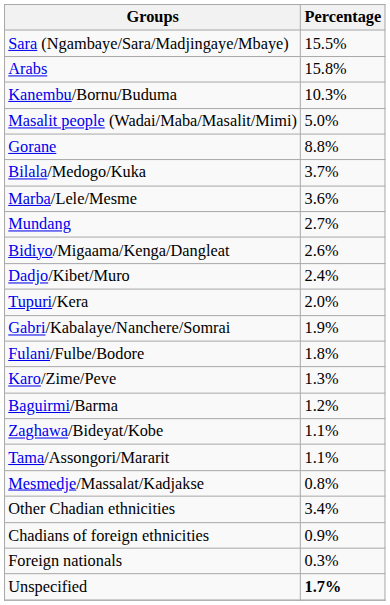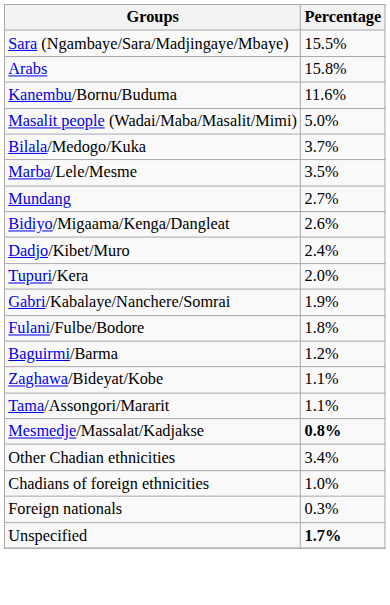(326, 95) 10.3% -> (325, 95) 11.6%
- row: (32, 146)
(322, 198) 3.6% -> (322, 172) 3.5%
- row: (62, 379)
(322, 483) normal -> (323, 431) bold
(322, 535) 0.9% -> (322, 483) 1.0%
